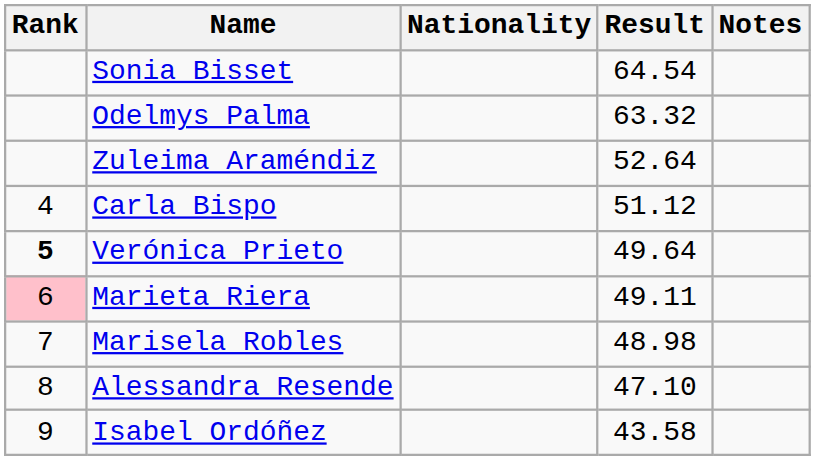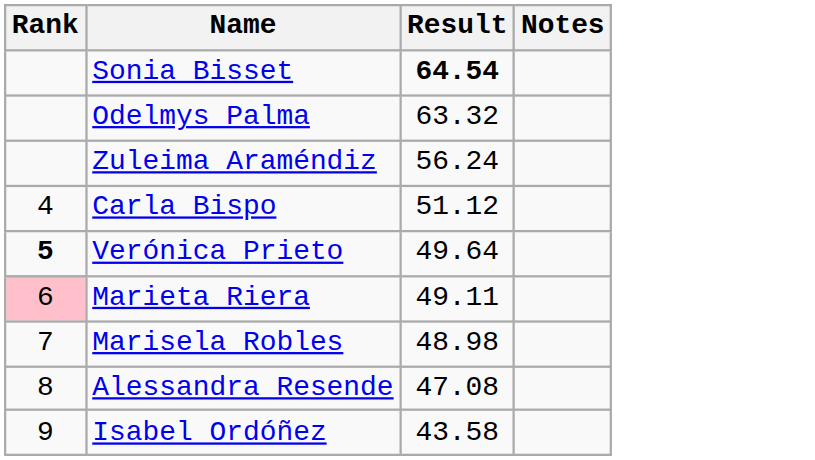- column: (499, 28)
(655, 73) normal -> (457, 73) bold
(655, 163) 52.64 -> (457, 163) 56.24
(655, 388) 47.10 -> (457, 388) 47.08
